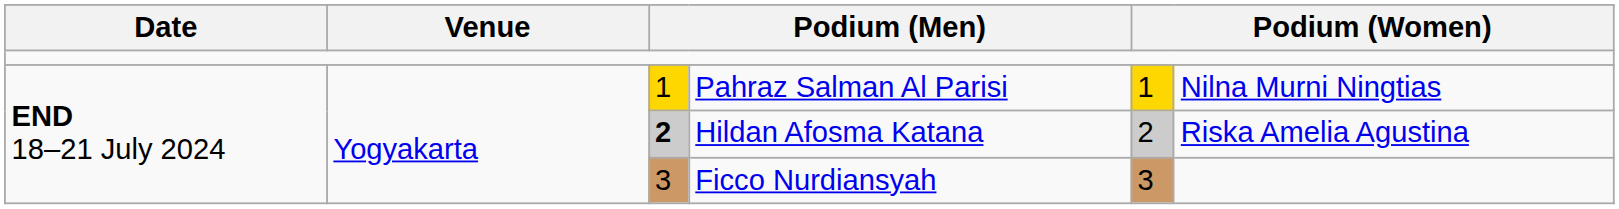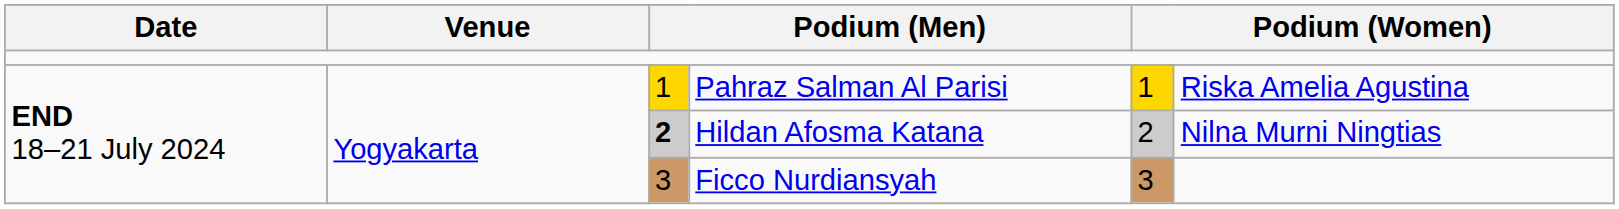(1311, 87) Nilna Murni Ningtias -> (1325, 87) Riska Amelia Agustina
(1325, 133) Riska Amelia Agustina -> (1311, 133) Nilna Murni Ningtias
